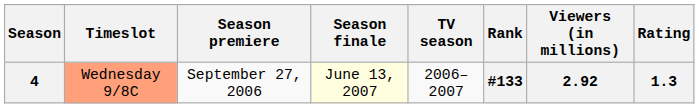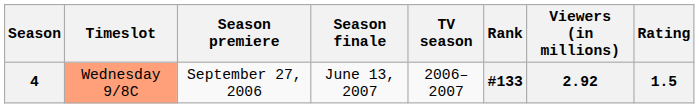(360, 83) lightyellow background -> (360, 83) no background
(664, 83) 1.3 -> (664, 83) 1.5
